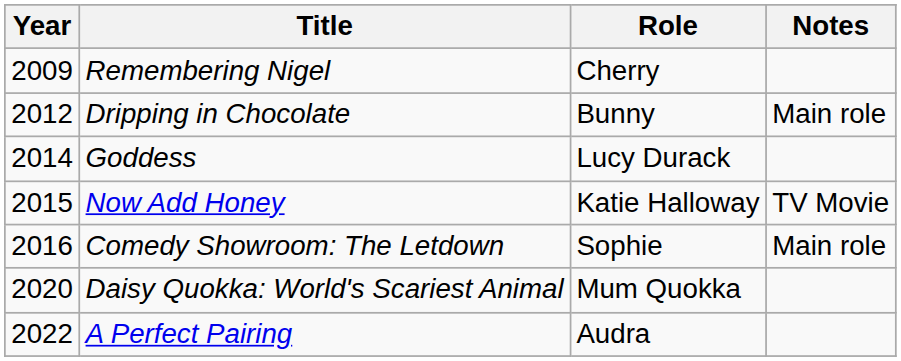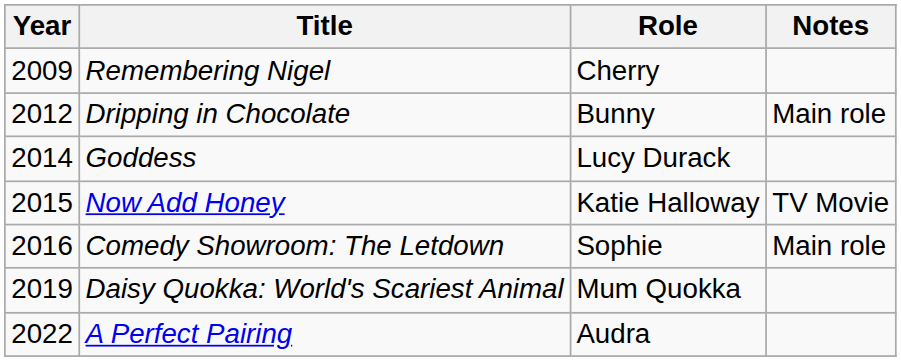(42, 289) 2020 -> (42, 289) 2019
